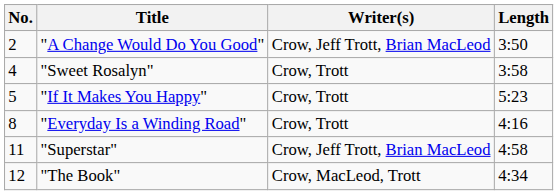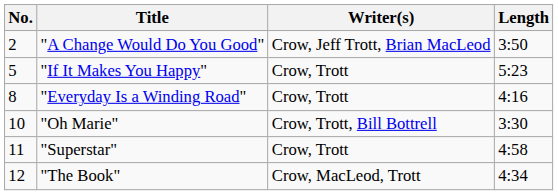- row: (97, 70)
+ row: (79, 123)
(381, 149) Crow, Jeff Trott, Brian MacLeod -> (310, 149) Crow, Trott
